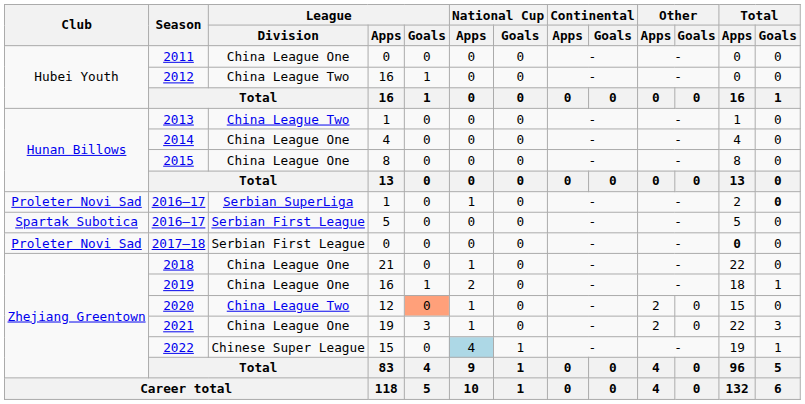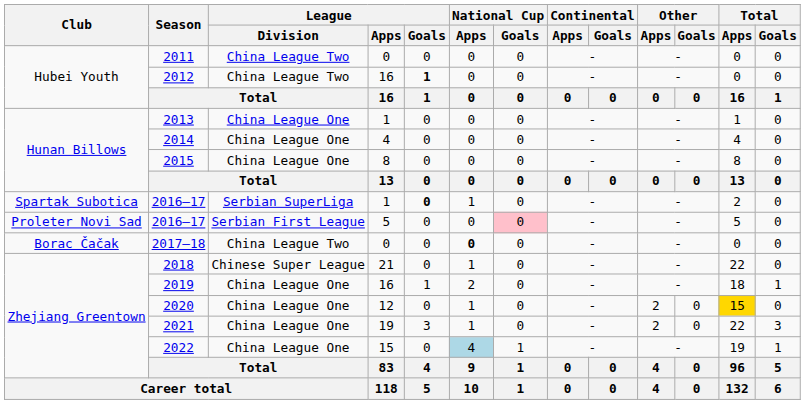(288, 56) China League One -> (288, 56) China League Two
(427, 77) normal -> (427, 77) bold
(288, 119) China League Two -> (288, 119) China League One
(77, 202) Proleter Novi Sad -> (77, 202) Spartak Subotica
(427, 202) normal -> (427, 202) bold
(778, 202) bold -> (778, 202) normal
(77, 223) Spartak Subotica -> (77, 223) Proleter Novi Sad
(520, 223) no background -> (520, 223) pink background
(77, 243) Proleter Novi Sad -> (77, 243) Borac Čačak
(288, 243) Serbian First League -> (288, 243) China League Two
(471, 243) normal -> (471, 243) bold
(737, 243) bold -> (737, 243) normal
(288, 264) China League One -> (288, 264) Chinese Super League
(288, 306) China League Two -> (288, 306) China League One
(427, 306) lightsalmon background -> (427, 306) no background
(737, 306) no background -> (737, 306) gold background
(288, 347) Chinese Super League -> (288, 347) China League One
